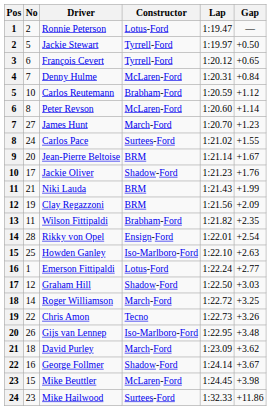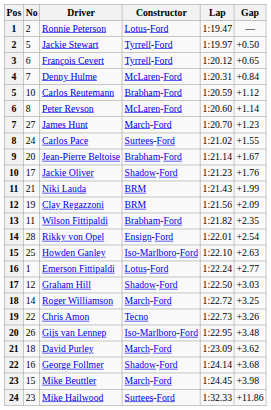(135, 157) BRM -> (153, 157) Brabham-Ford
(248, 365) +3.67 -> (248, 365) +3.68
(153, 381) McLaren-Ford -> (148, 381) March-Ford
